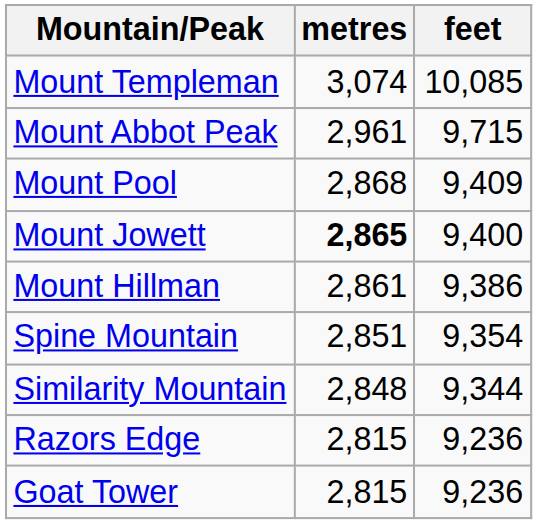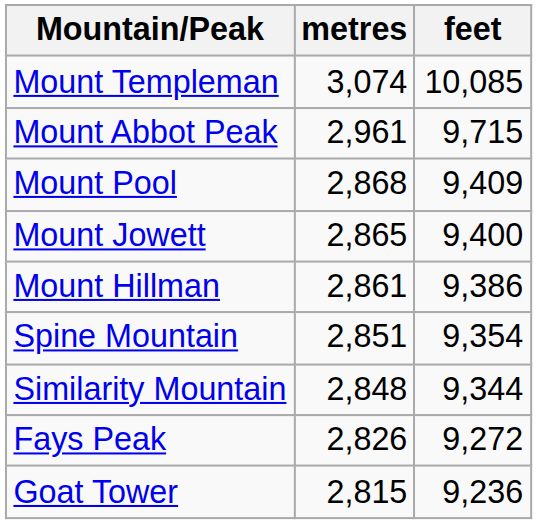(367, 235) bold -> (367, 235) normal
+ row: (90, 440)
- row: (107, 440)
